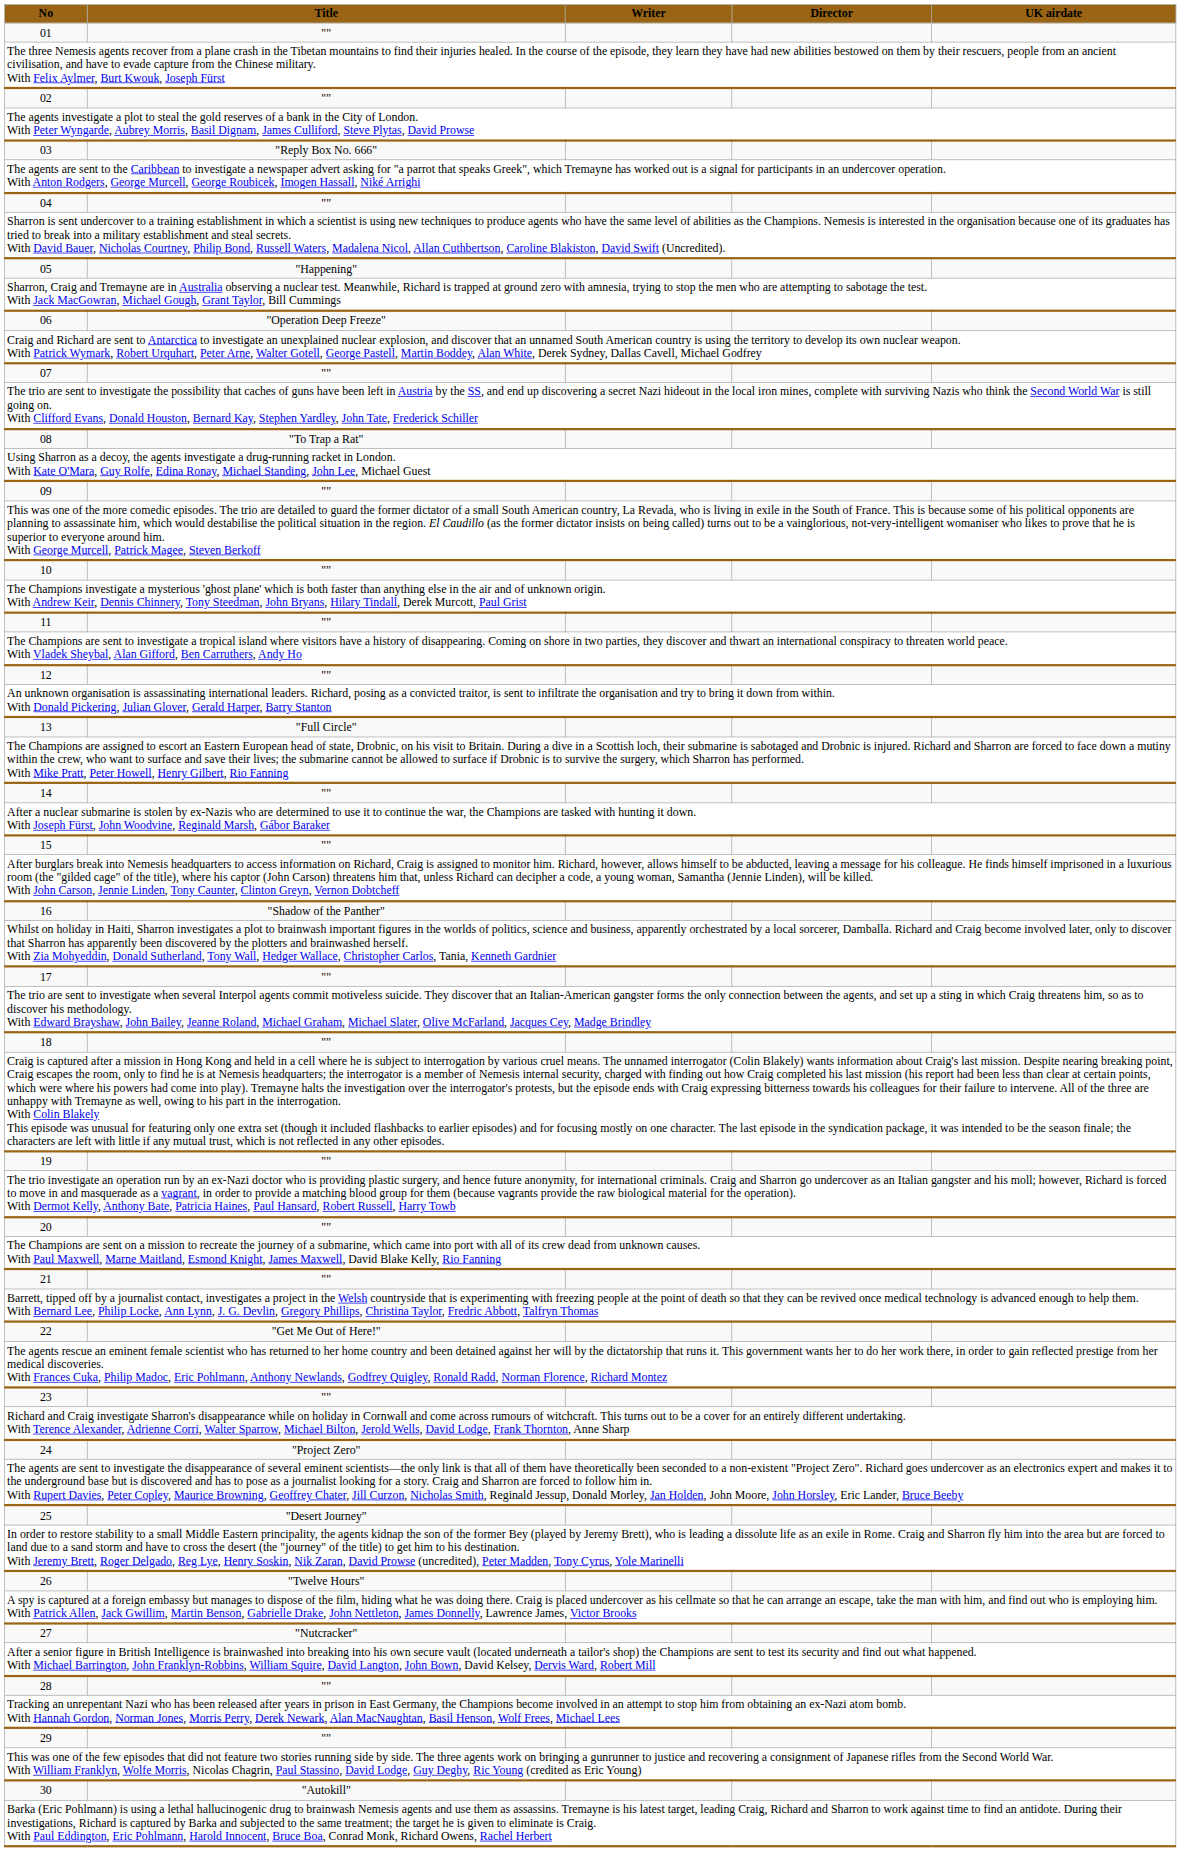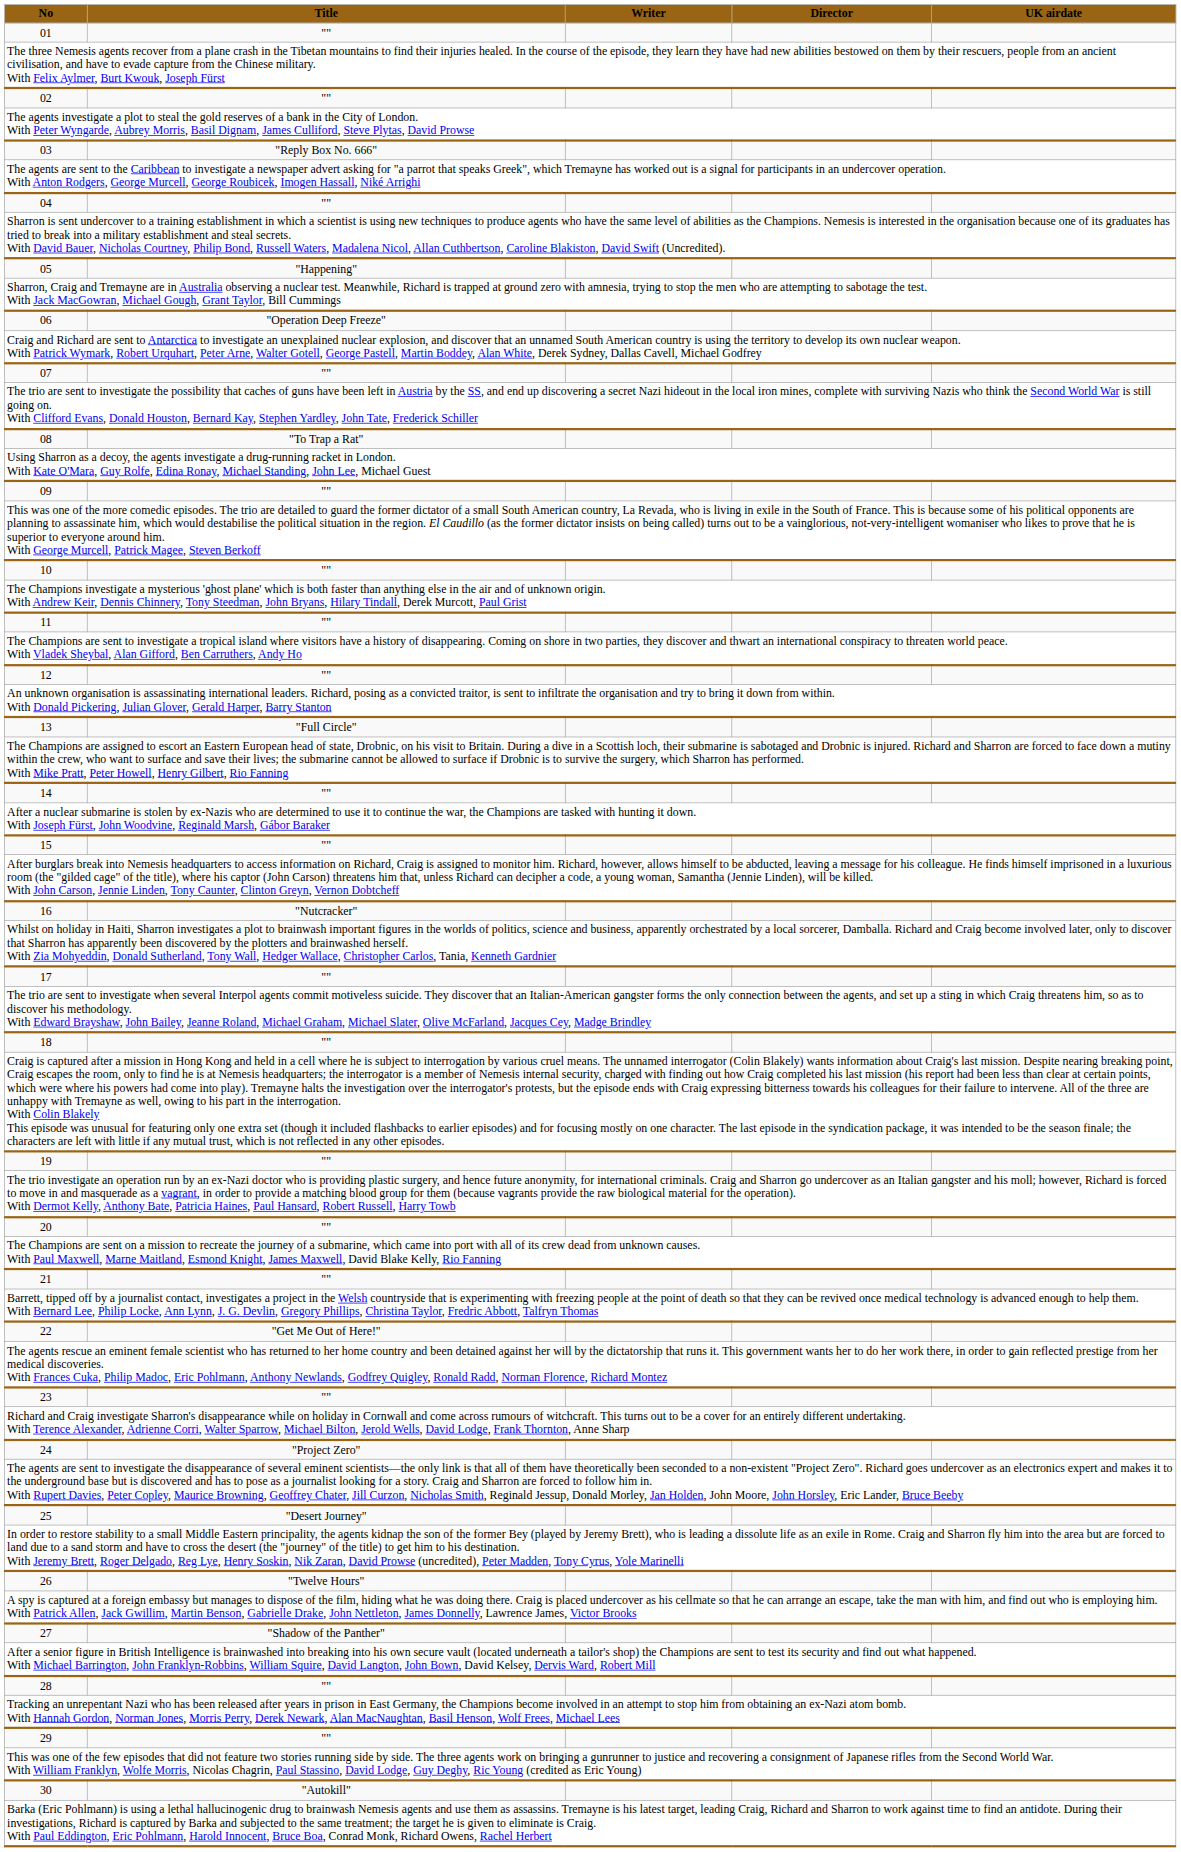(326, 911) "Shadow of the Panther" -> (326, 911) "Nutcracker"
(326, 1633) "Nutcracker" -> (326, 1633) "Shadow of the Panther"
